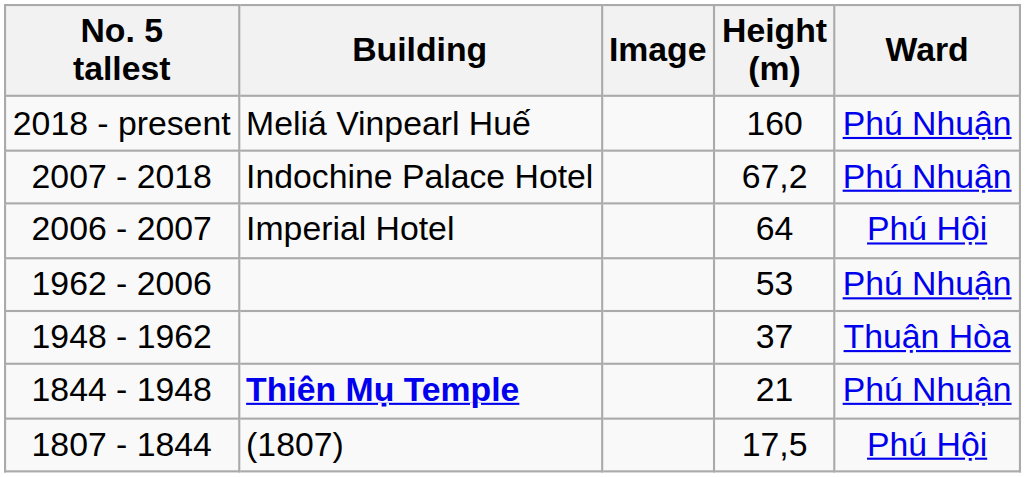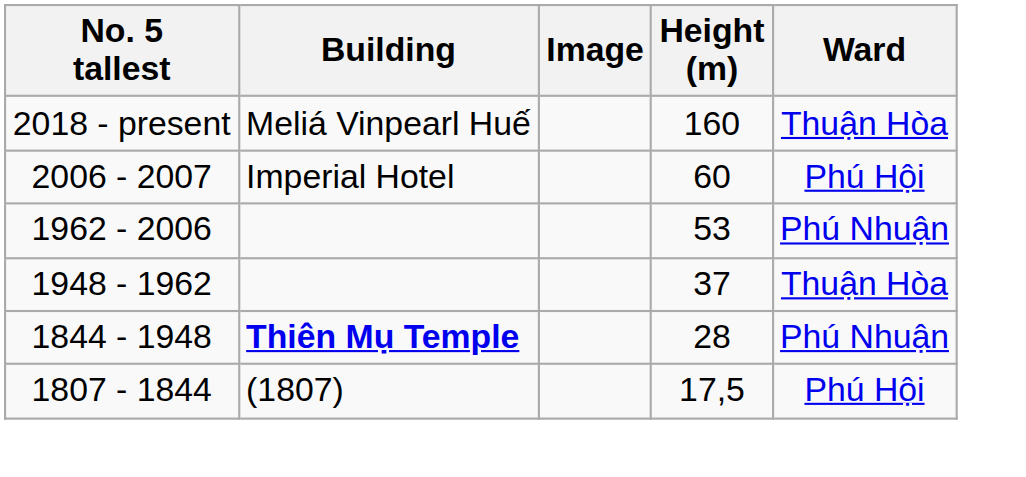(927, 122) Phú Nhuận -> (865, 122) Thuận Hòa
- row: (122, 176)
(775, 229) 64 -> (712, 176) 60
(775, 390) 21 -> (712, 336) 28
